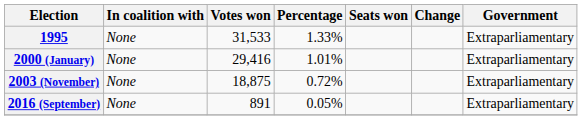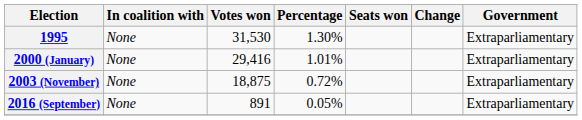(252, 37) 31,533 -> (252, 37) 31,530
(325, 37) 1.33% -> (325, 37) 1.30%
